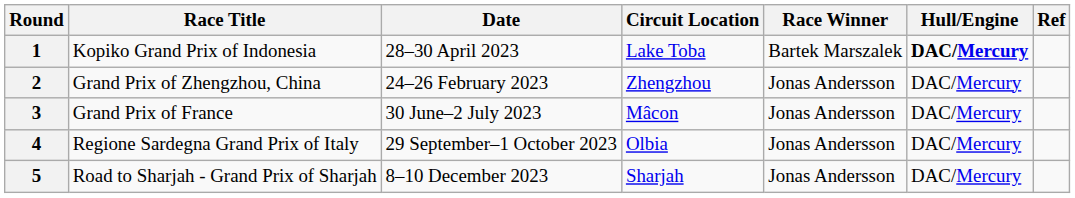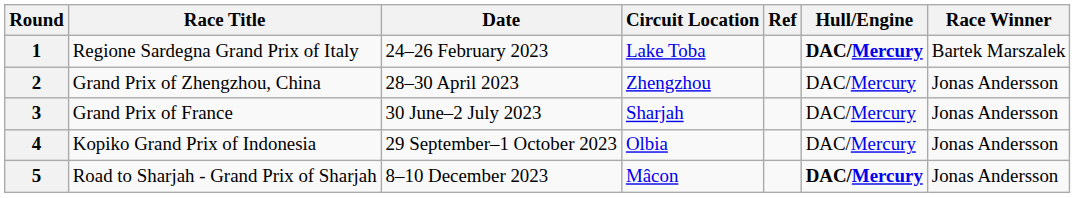columns swapped: (835, 19) <-> (1051, 19)
(194, 50) Kopiko Grand Prix of Indonesia -> (216, 50) Regione Sardegna Grand Prix of Italy
(452, 50) 28–30 April 2023 -> (467, 50) 24–26 February 2023
(467, 82) 24–26 February 2023 -> (452, 82) 28–30 April 2023
(652, 113) Mâcon -> (655, 113) Sharjah
(216, 144) Regione Sardegna Grand Prix of Italy -> (194, 144) Kopiko Grand Prix of Indonesia
(655, 175) Sharjah -> (652, 175) Mâcon
(966, 175) normal -> (864, 175) bold
